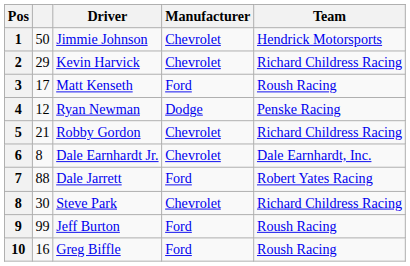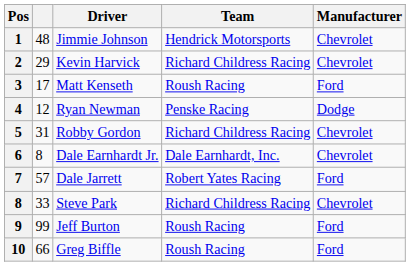columns swapped: (330, 16) <-> (208, 16)
(43, 39) 50 -> (43, 39) 48
(43, 132) 21 -> (43, 132) 31
(43, 179) 88 -> (43, 179) 57
(43, 202) 30 -> (43, 202) 33
(43, 249) 16 -> (43, 249) 66
